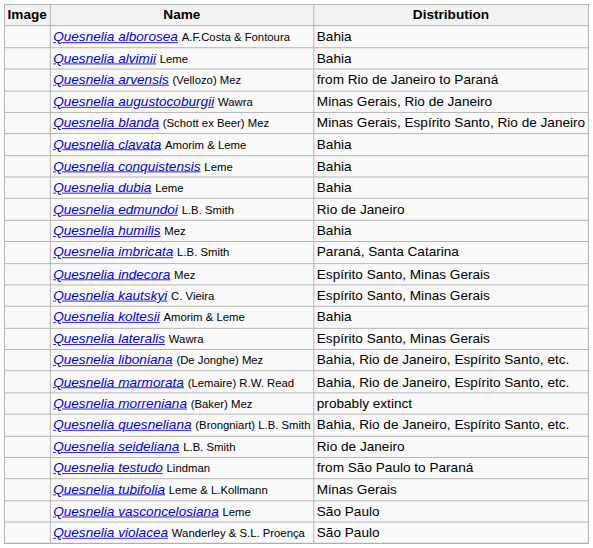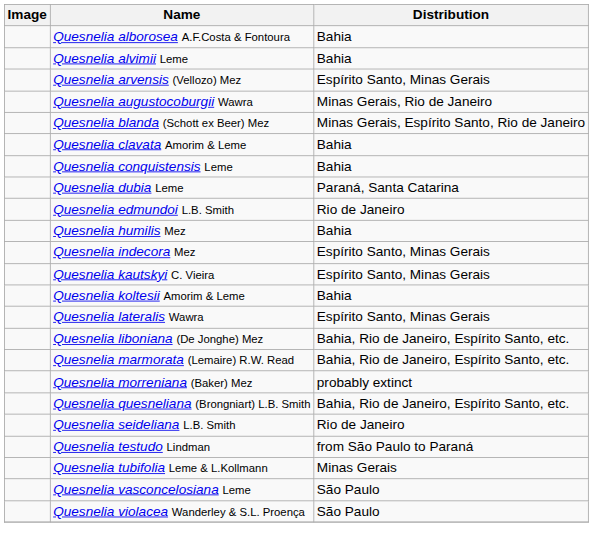(408, 79) from Rio de Janeiro to Paraná -> (403, 79) Espírito Santo, Minas Gerais
(334, 187) Bahia -> (388, 187) Paraná, Santa Catarina
- row: (141, 252)
